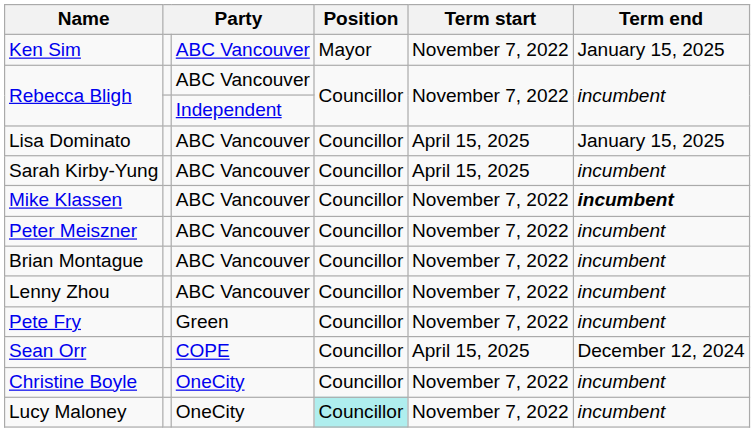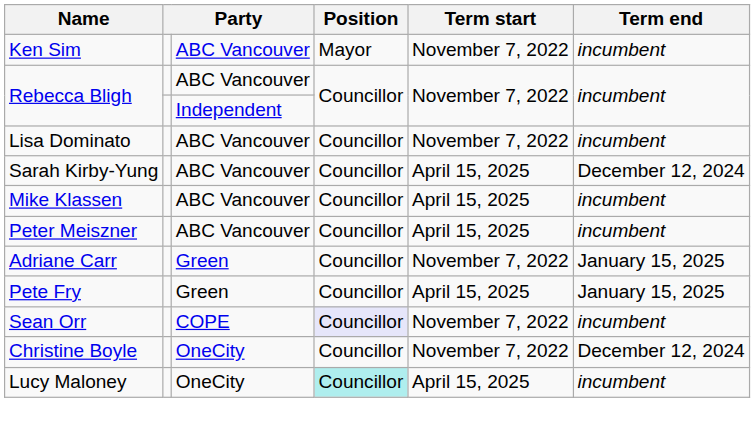(651, 49) January 15, 2025 -> (621, 49) incumbent
(471, 140) April 15, 2025 -> (490, 140) November 7, 2022
(651, 140) January 15, 2025 -> (621, 140) incumbent
(621, 170) incumbent -> (661, 170) December 12, 2024
(490, 200) November 7, 2022 -> (471, 200) April 15, 2025
(626, 200) bold -> (621, 200) normal
(490, 230) November 7, 2022 -> (471, 230) April 15, 2025
- row: (76, 261)
- row: (59, 291)
+ row: (63, 261)
(490, 321) November 7, 2022 -> (471, 291) April 15, 2025
(621, 321) incumbent -> (651, 291) January 15, 2025
(361, 351) no background -> (361, 321) lavender background
(471, 351) April 15, 2025 -> (490, 321) November 7, 2022
(661, 351) December 12, 2024 -> (621, 321) incumbent
(621, 381) incumbent -> (661, 351) December 12, 2024
(490, 412) November 7, 2022 -> (471, 381) April 15, 2025
